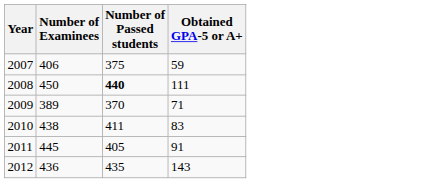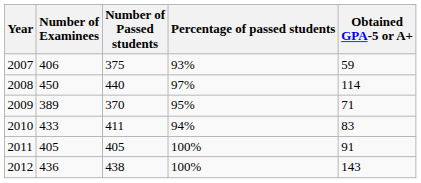+ column: (253, 29)
(115, 85) bold -> (115, 85) normal
(180, 85) 111 -> (351, 85) 114
(49, 126) 438 -> (49, 126) 433
(49, 146) 445 -> (49, 146) 405
(115, 167) 435 -> (115, 167) 438
